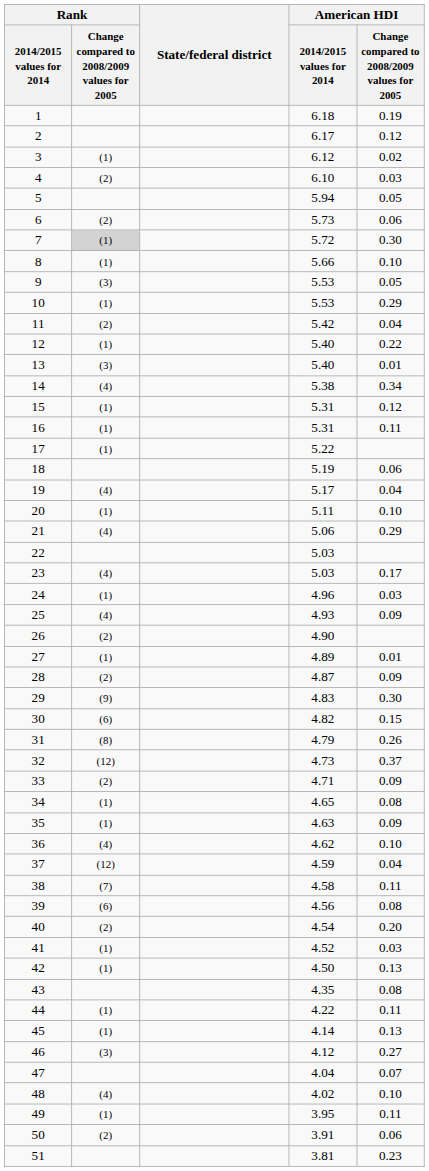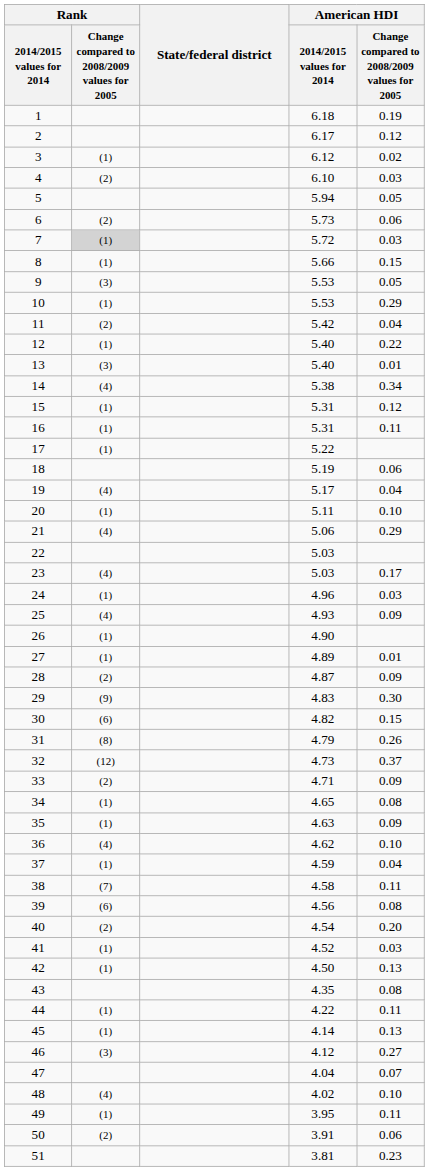(390, 240) 0.30 -> (390, 240) 0.03
(390, 261) 0.10 -> (390, 261) 0.15
(106, 636) (2) -> (106, 636) (1)
(106, 865) (12) -> (106, 865) (1)
